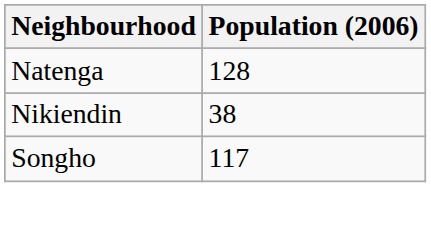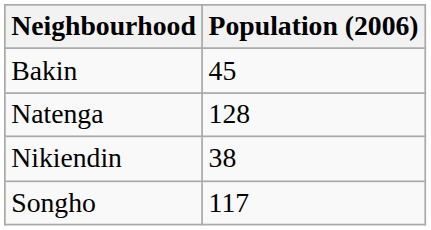+ row: (44, 70)
